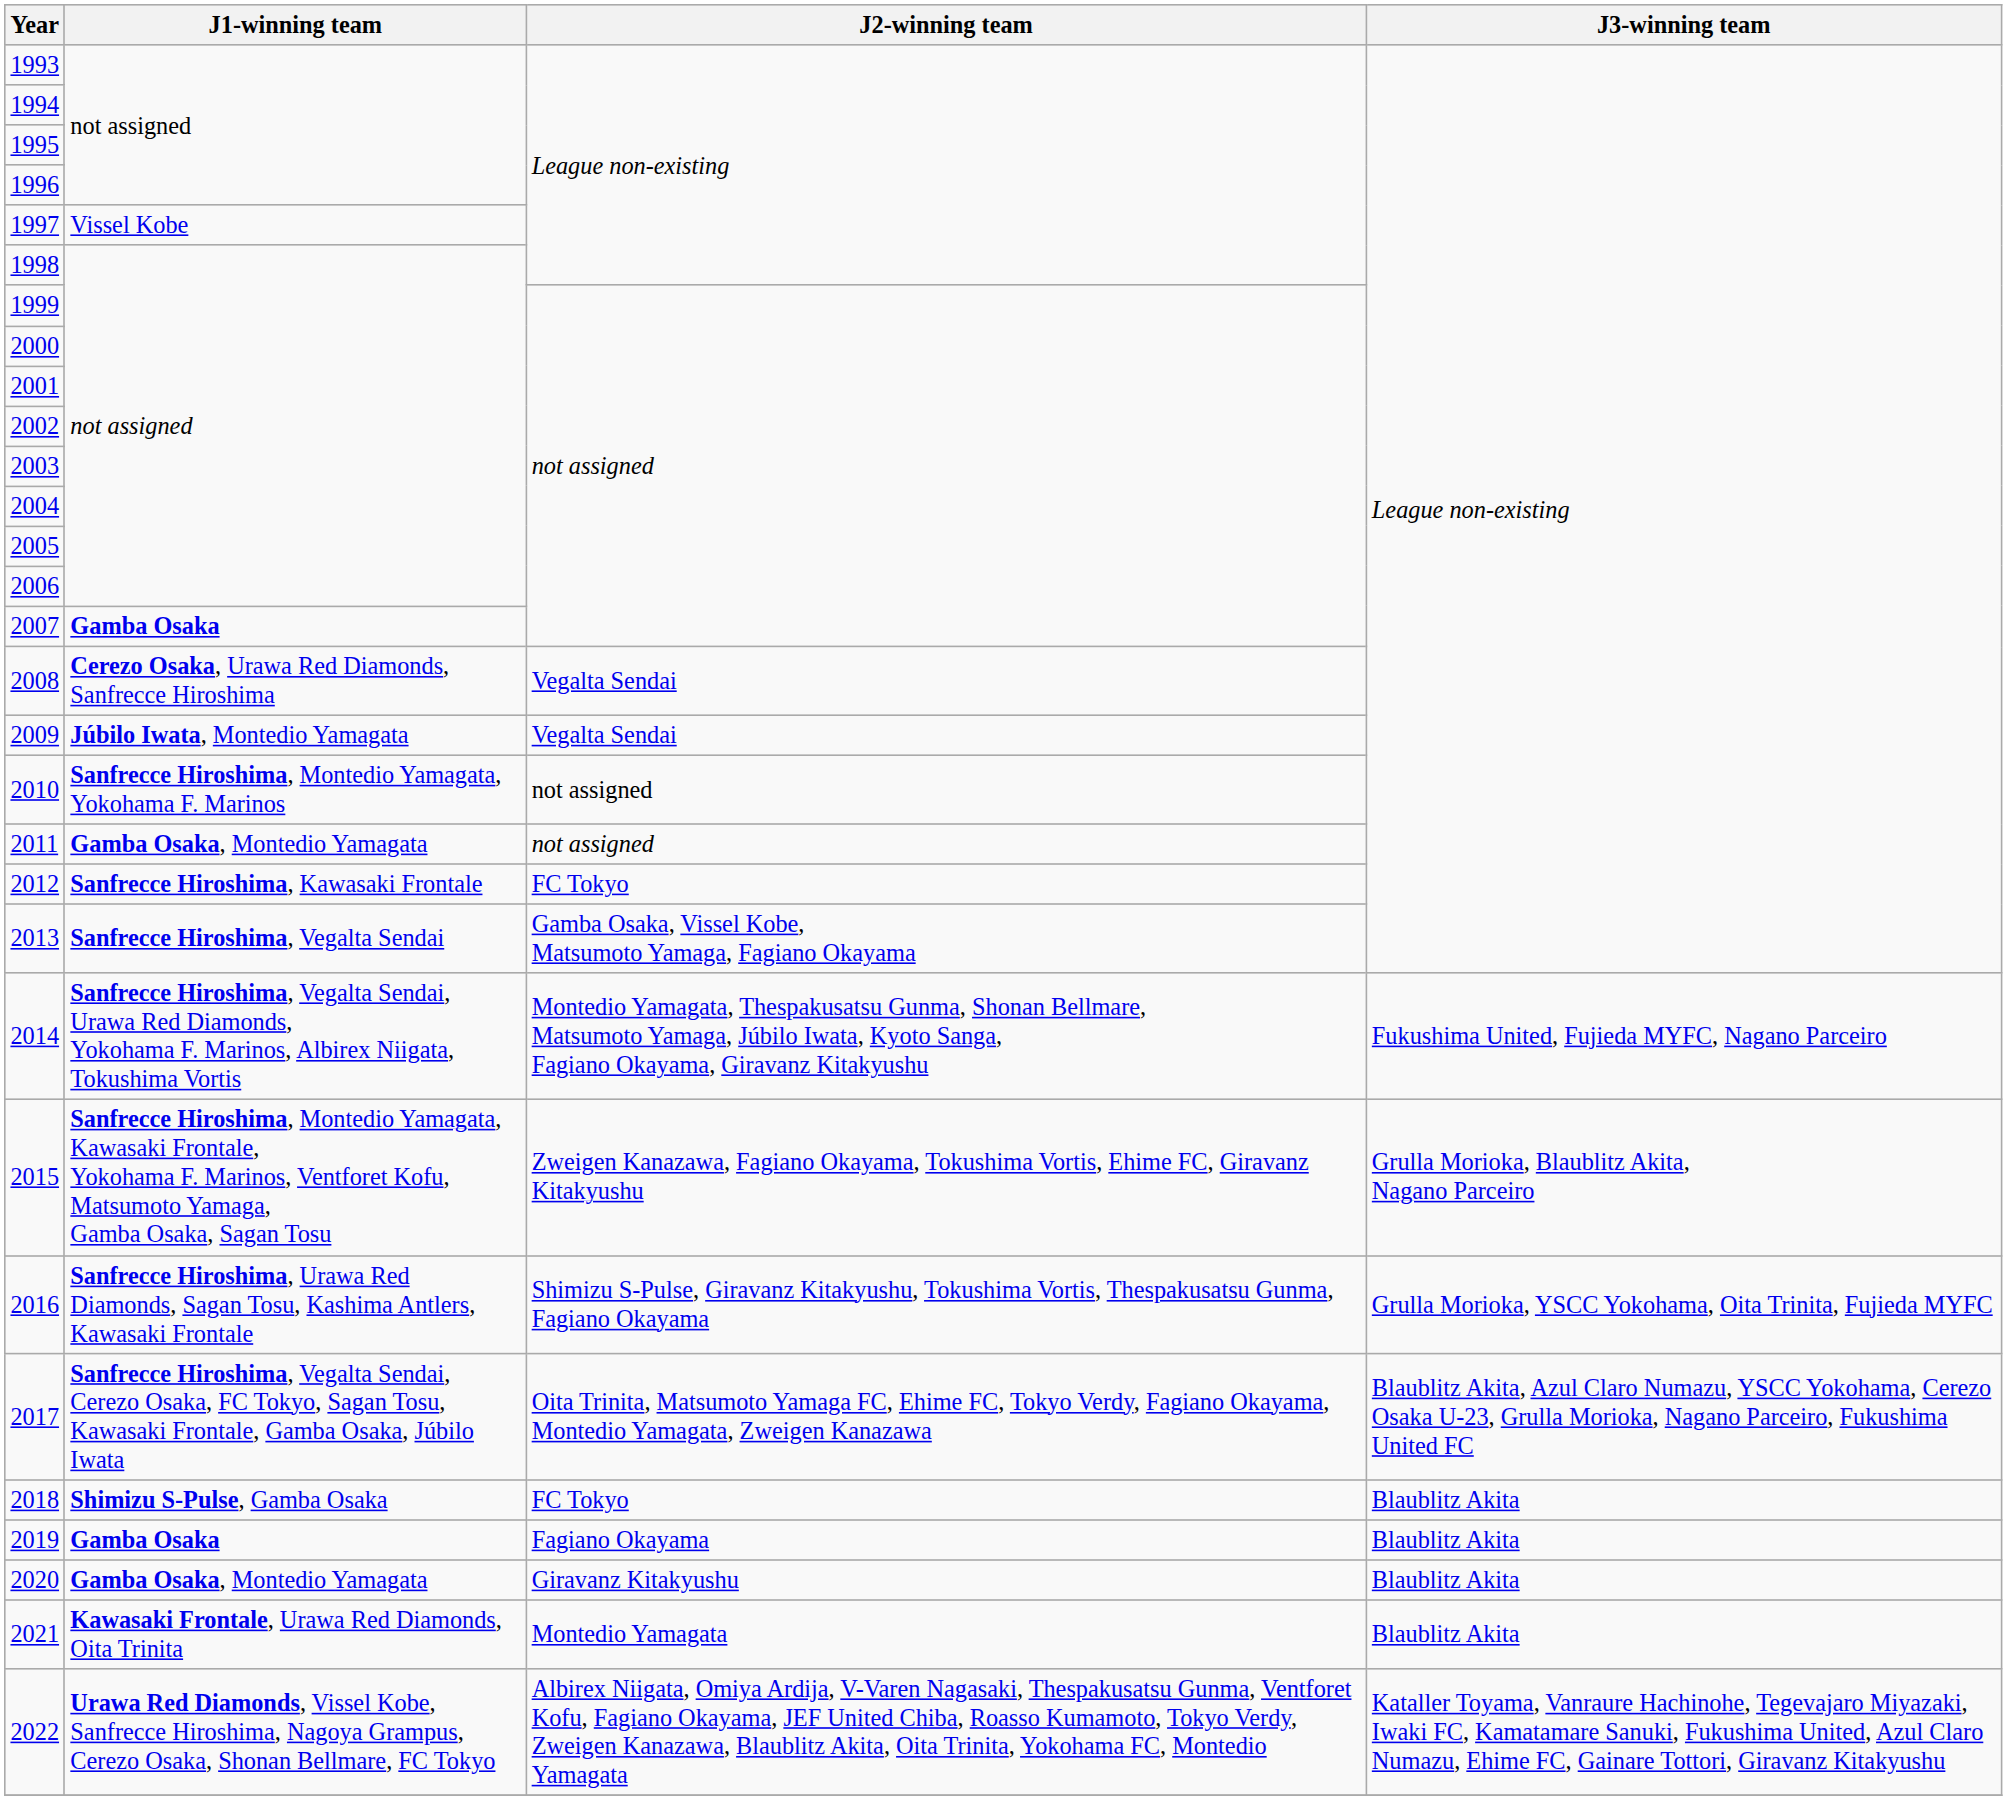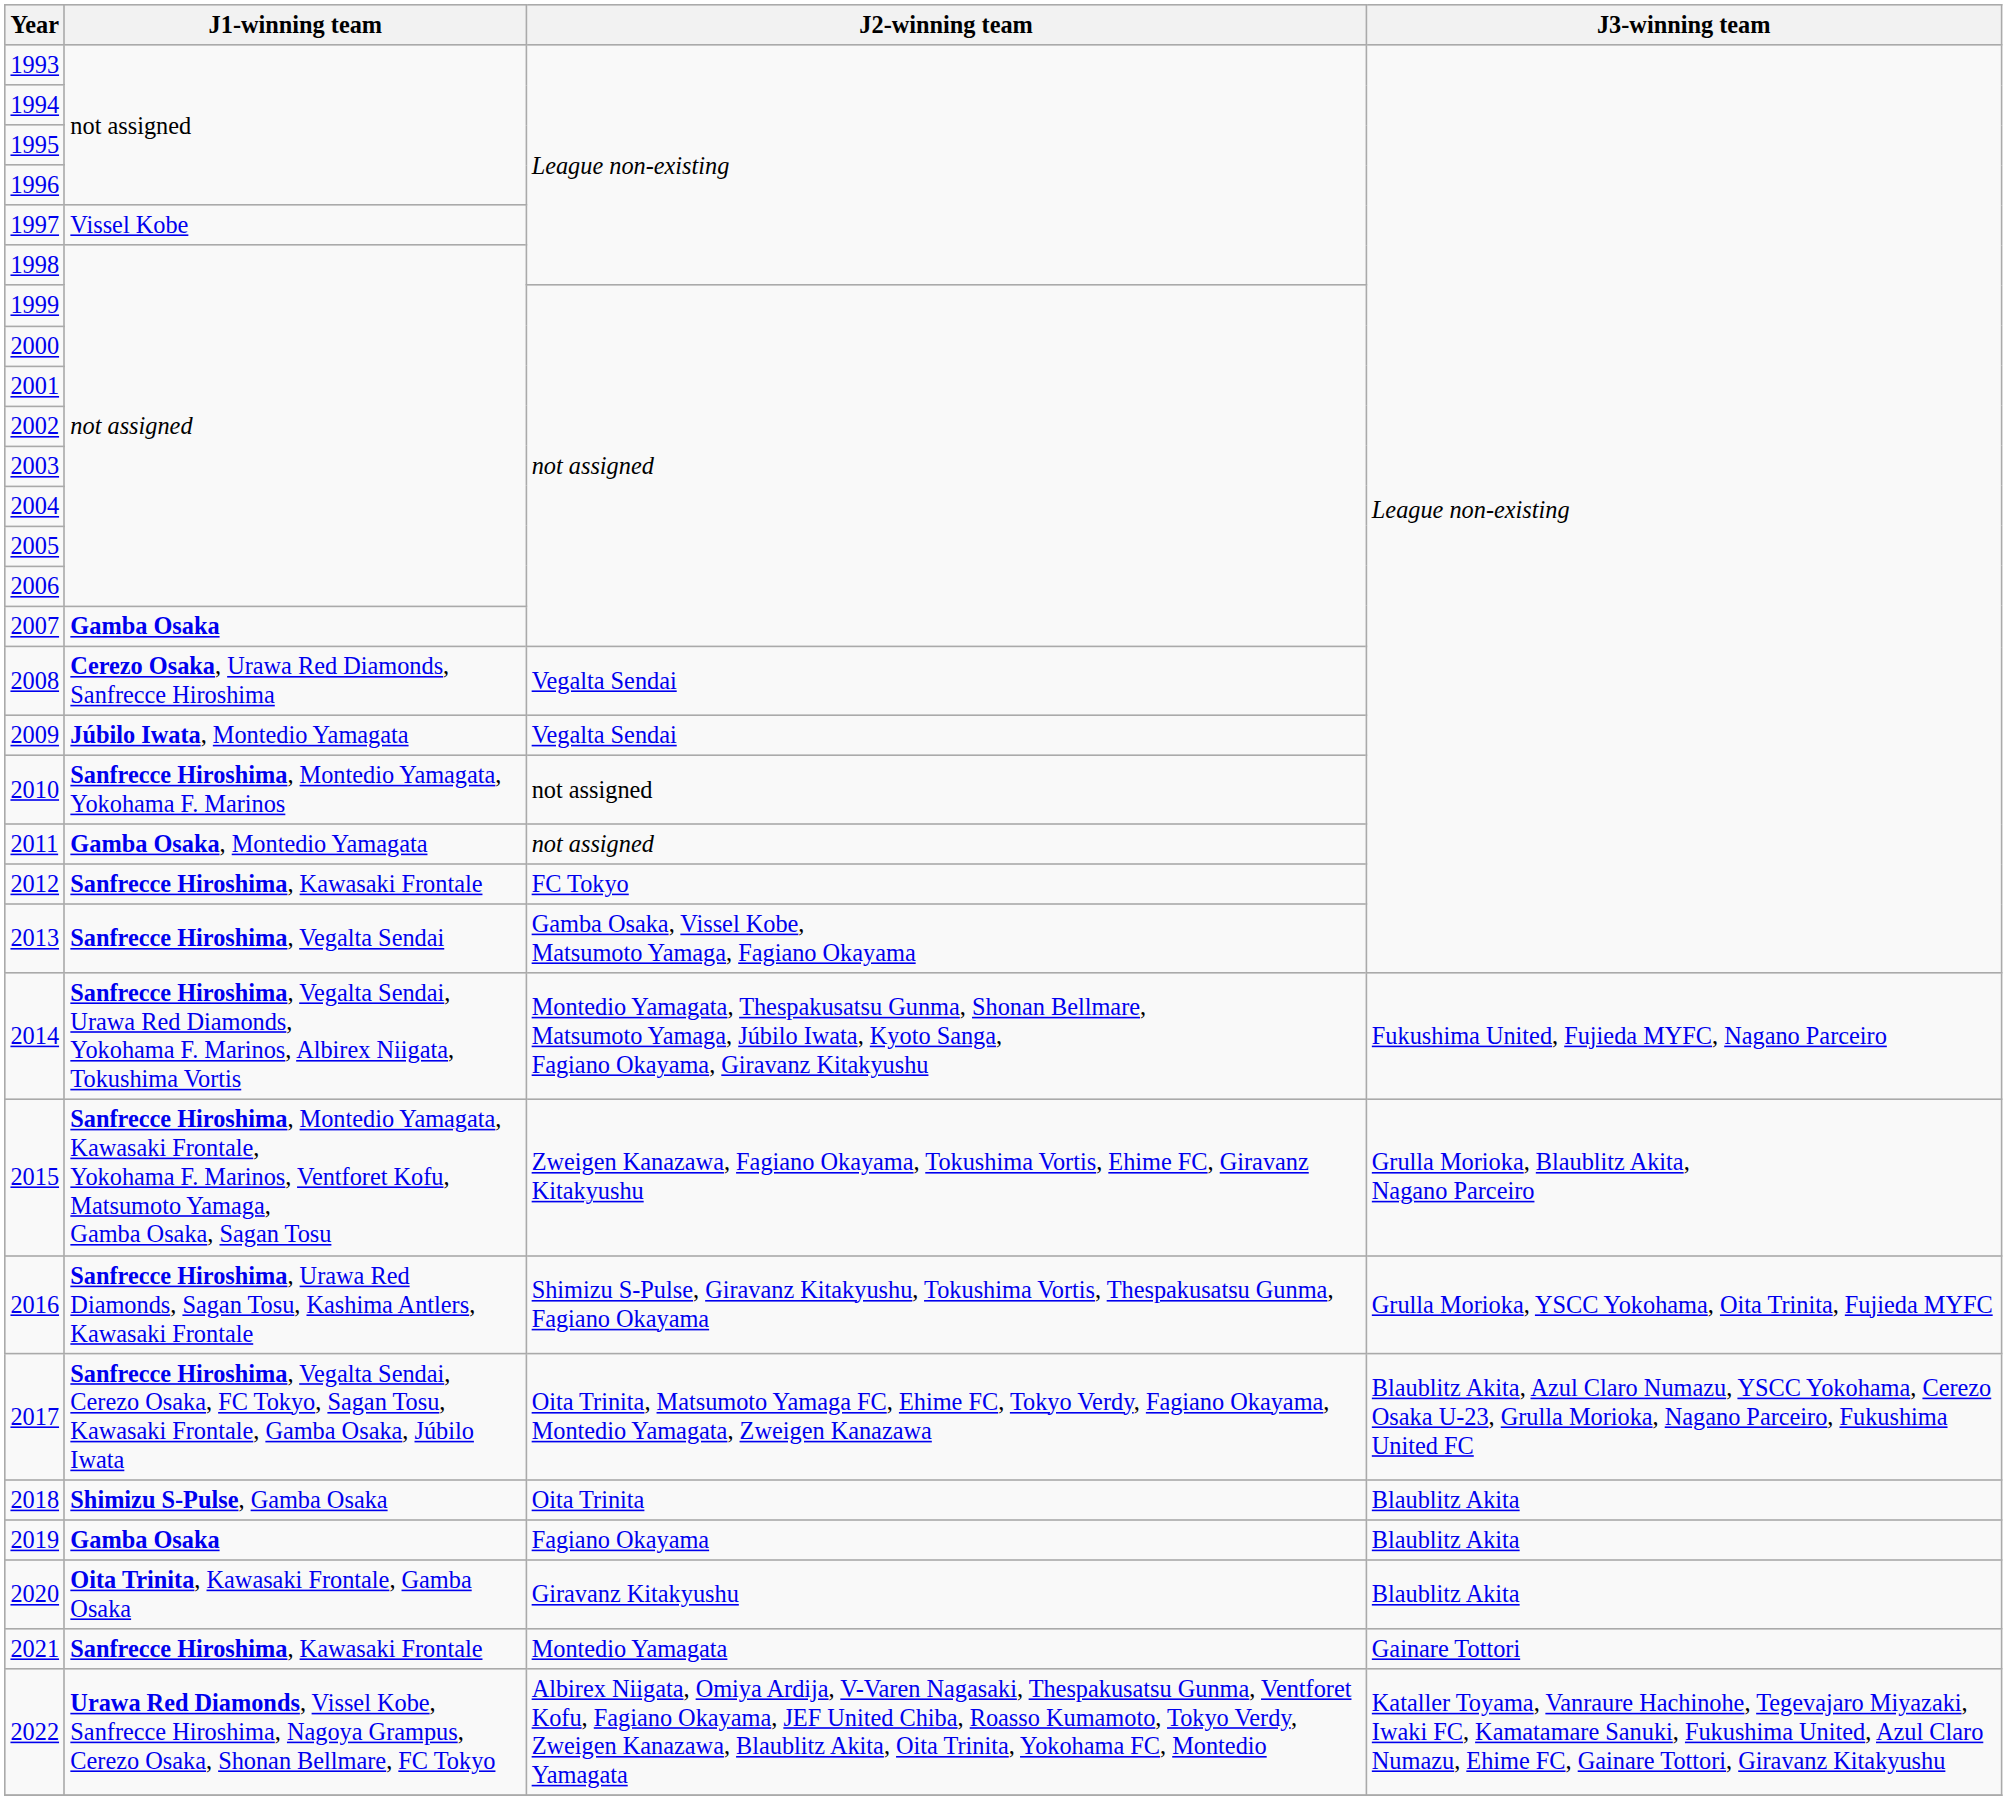(580, 1499) FC Tokyo -> (588, 1499) Oita Trinita
(249, 1579) Gamba Osaka, Montedio Yamagata -> (271, 1593) Oita Trinita, Kawasaki Frontale, Gamba Osaka
(286, 1634) Kawasaki Frontale, Urawa Red Diamonds, Oita Trinita -> (276, 1648) Sanfrecce Hiroshima, Kawasaki Frontale
(1446, 1634) Blaublitz Akita -> (1446, 1648) Gainare Tottori
